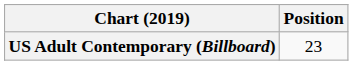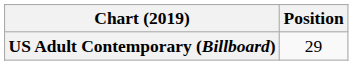(314, 45) 23 -> (314, 45) 29
